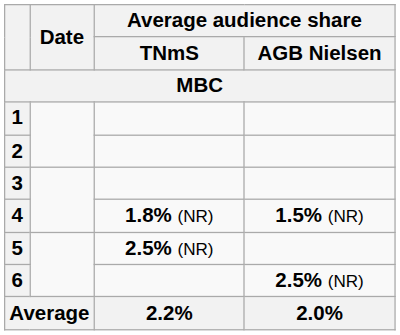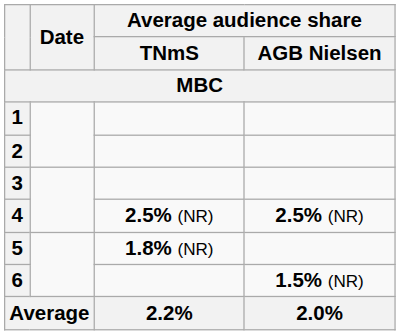(169, 215) 1.8% (NR) -> (169, 215) 2.5% (NR)
(320, 215) 1.5% (NR) -> (320, 215) 2.5% (NR)
(169, 248) 2.5% (NR) -> (169, 248) 1.8% (NR)
(320, 280) 2.5% (NR) -> (320, 280) 1.5% (NR)
